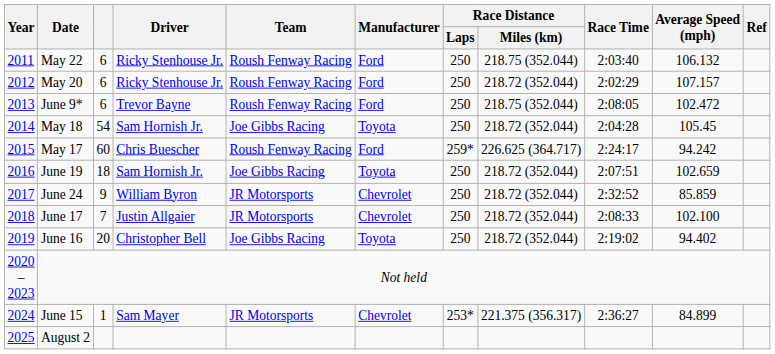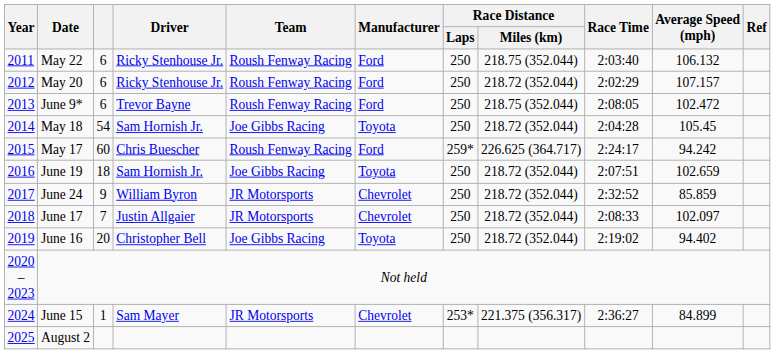(698, 216) 102.100 -> (698, 216) 102.097
